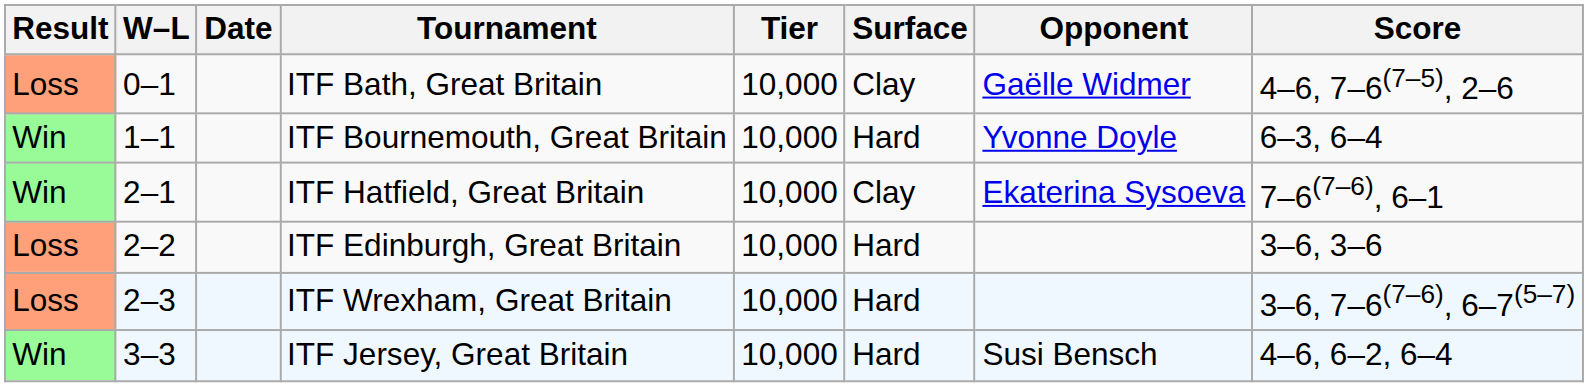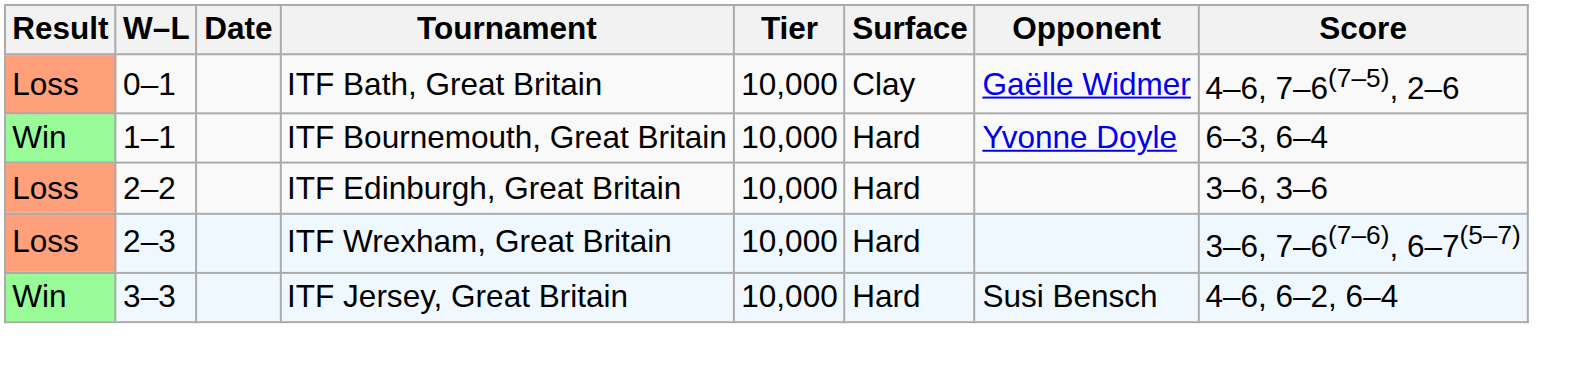- row: (466, 192)
